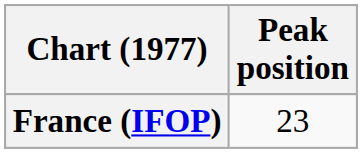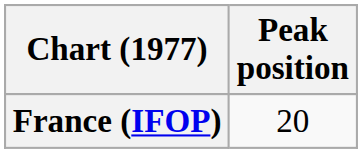(293, 120) 23 -> (293, 120) 20
